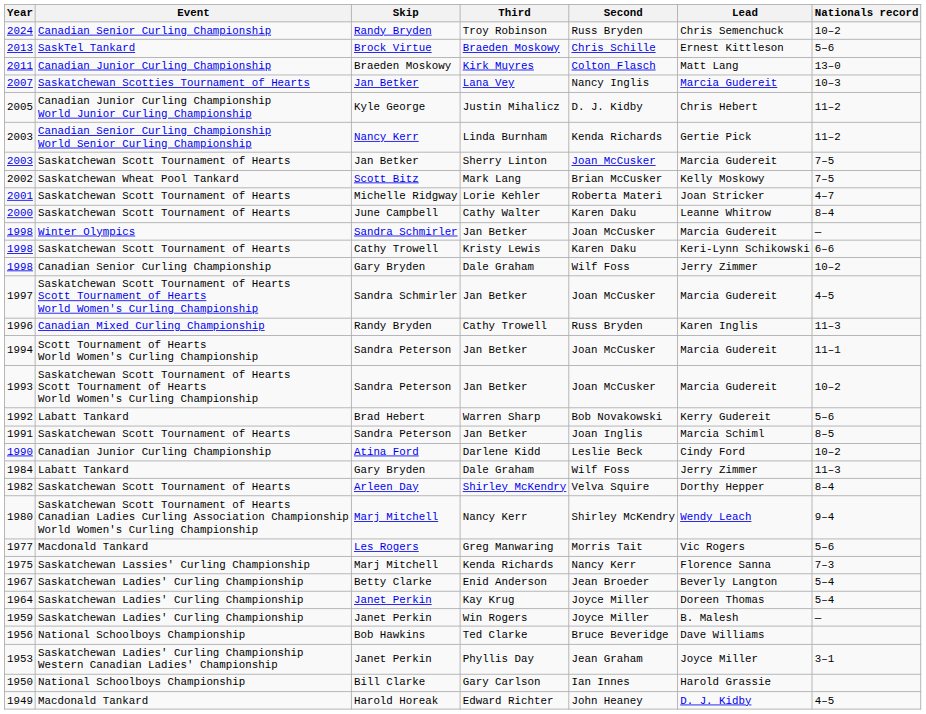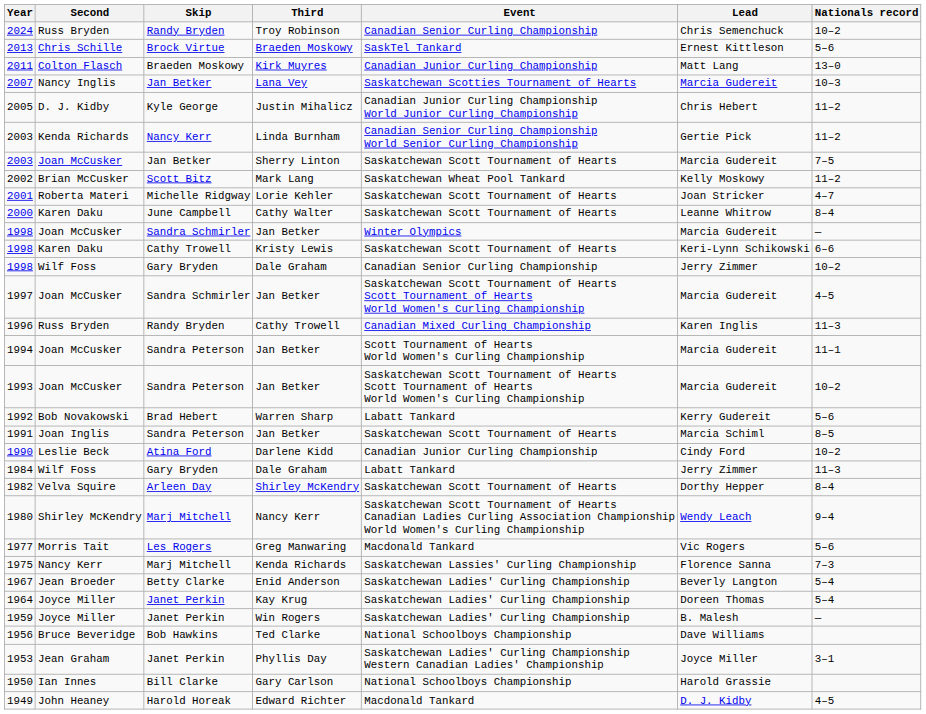columns swapped: (193, 13) <-> (623, 13)
(825, 179) 7–5 -> (828, 179) 11–2
